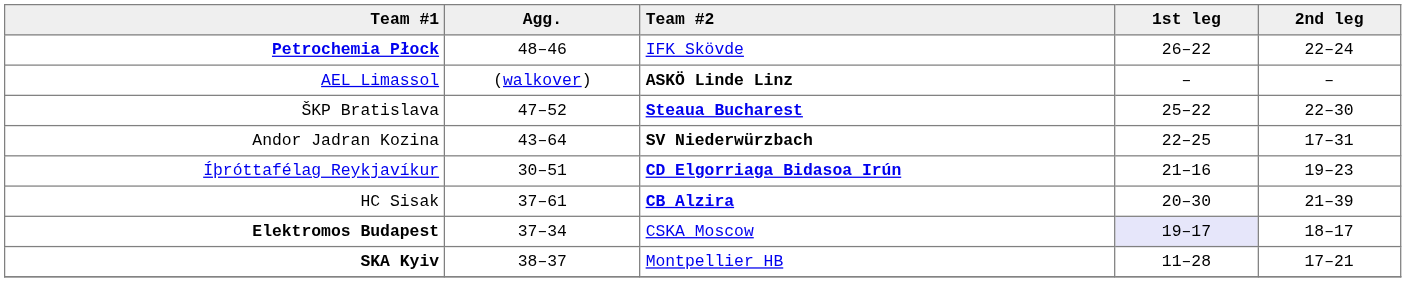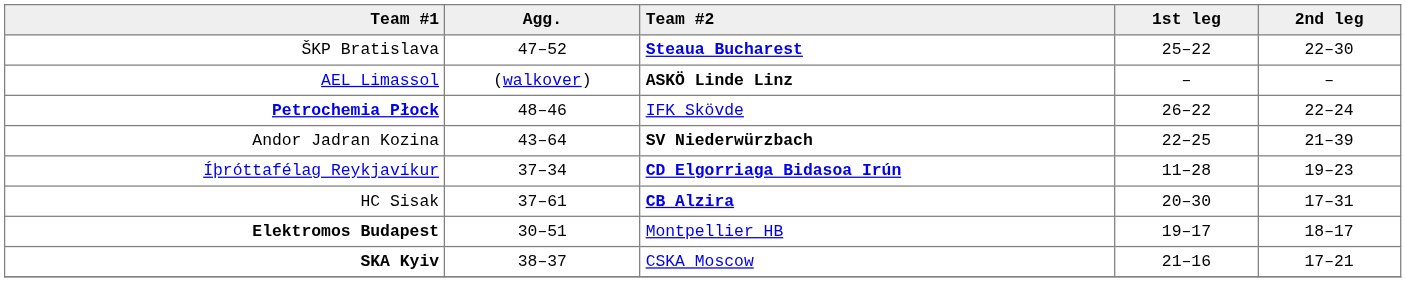rows swapped: (370, 110) <-> (356, 50)
(1329, 141) 17–31 -> (1329, 141) 21–39
(542, 171) 30–51 -> (542, 171) 37–34
(1186, 171) 21–16 -> (1186, 171) 11–28
(1329, 201) 21–39 -> (1329, 201) 17–31
(542, 231) 37–34 -> (542, 231) 30–51
(700, 231) CSKA Moscow -> (714, 231) Montpellier HB
(1186, 231) lavender background -> (1186, 231) no background
(714, 262) Montpellier HB -> (700, 262) CSKA Moscow
(1186, 262) 11–28 -> (1186, 262) 21–16
